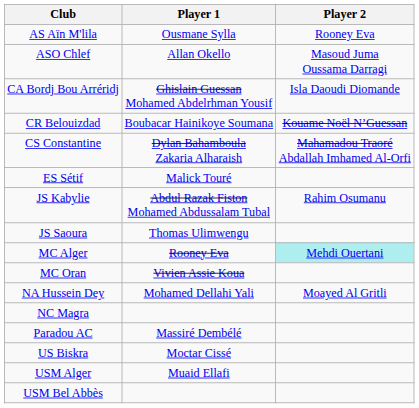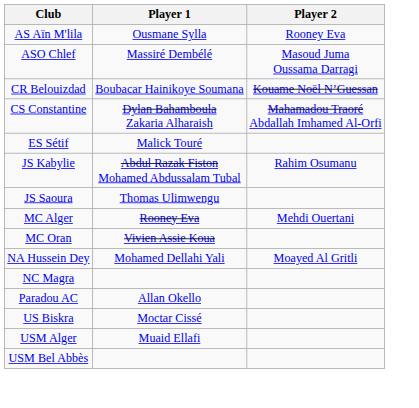(199, 54) Allan Okello -> (169, 54) Massiré Dembélé
- row: (63, 89)
(345, 252) paleturquoise background -> (315, 218) no background
(199, 332) Massiré Dembélé -> (169, 298) Allan Okello
